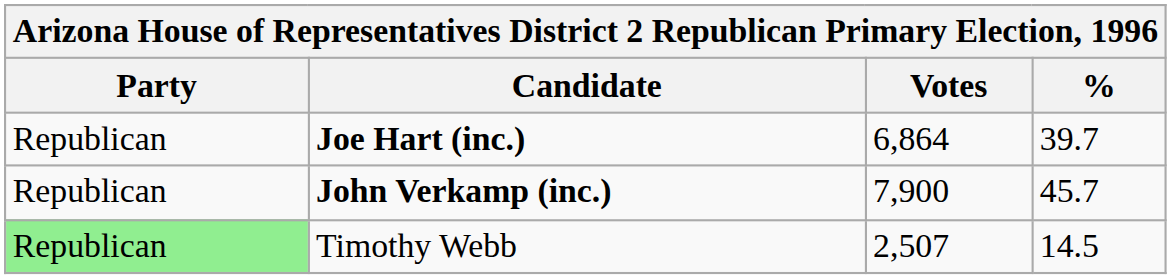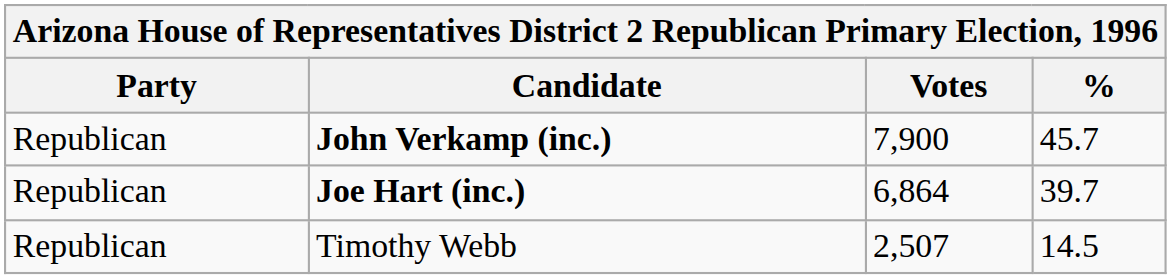rows swapped: (464, 191) <-> (421, 138)
(90, 245) lightgreen background -> (90, 245) no background
